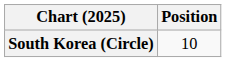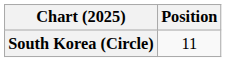(189, 43) 10 -> (189, 43) 11
